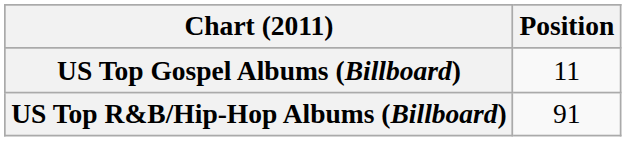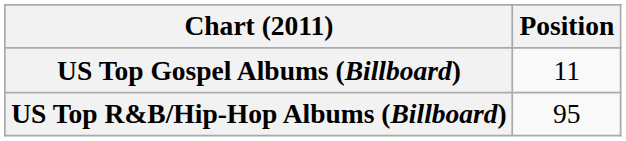(567, 113) 91 -> (567, 113) 95
